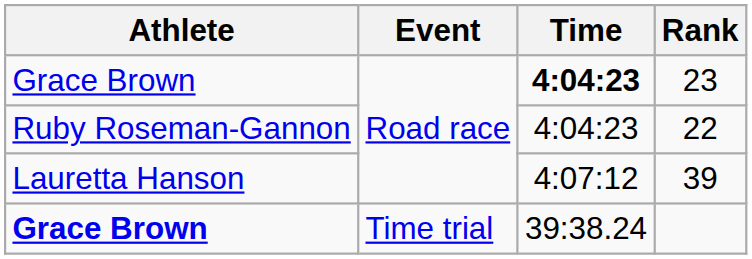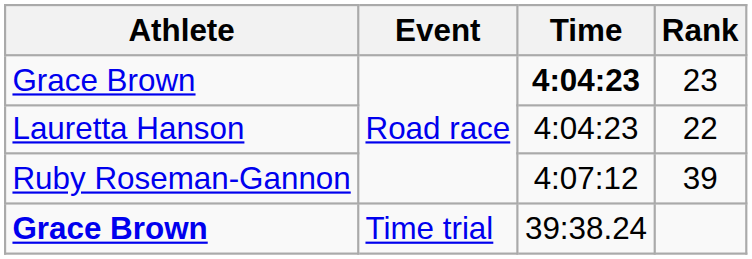(182, 129) Ruby Roseman-Gannon -> (128, 129) Lauretta Hanson
(128, 179) Lauretta Hanson -> (182, 179) Ruby Roseman-Gannon
